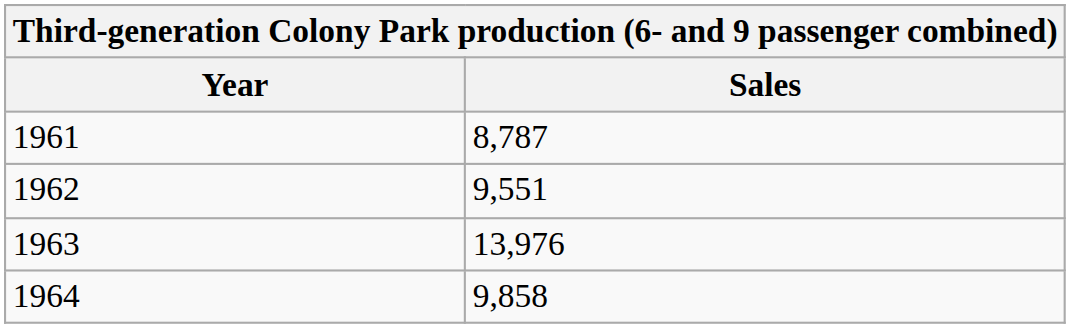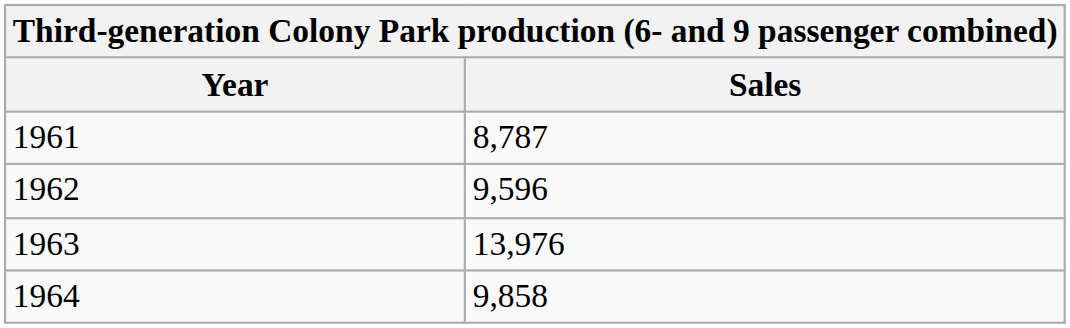(510, 190) 9,551 -> (510, 190) 9,596
